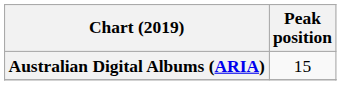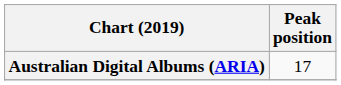(302, 65) 15 -> (302, 65) 17
